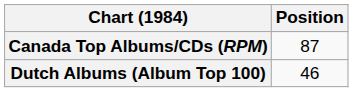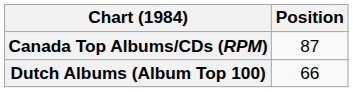(310, 73) 46 -> (310, 73) 66
